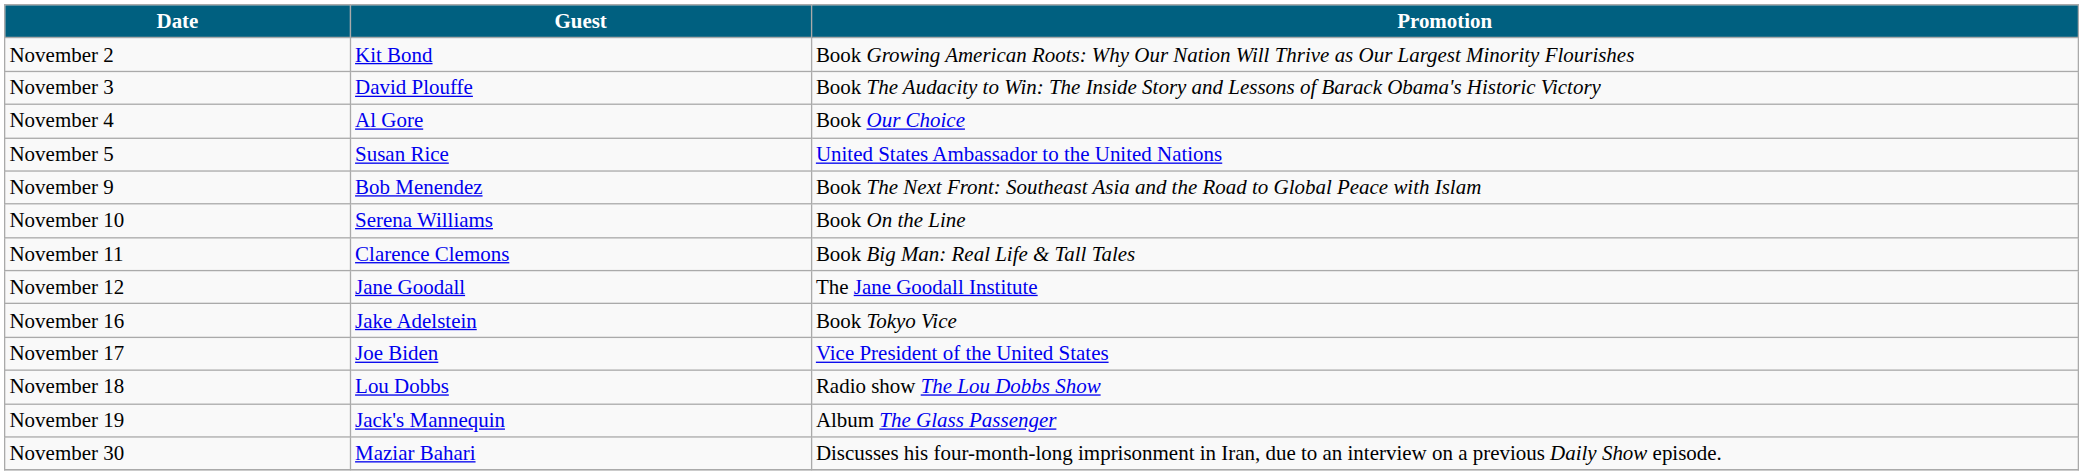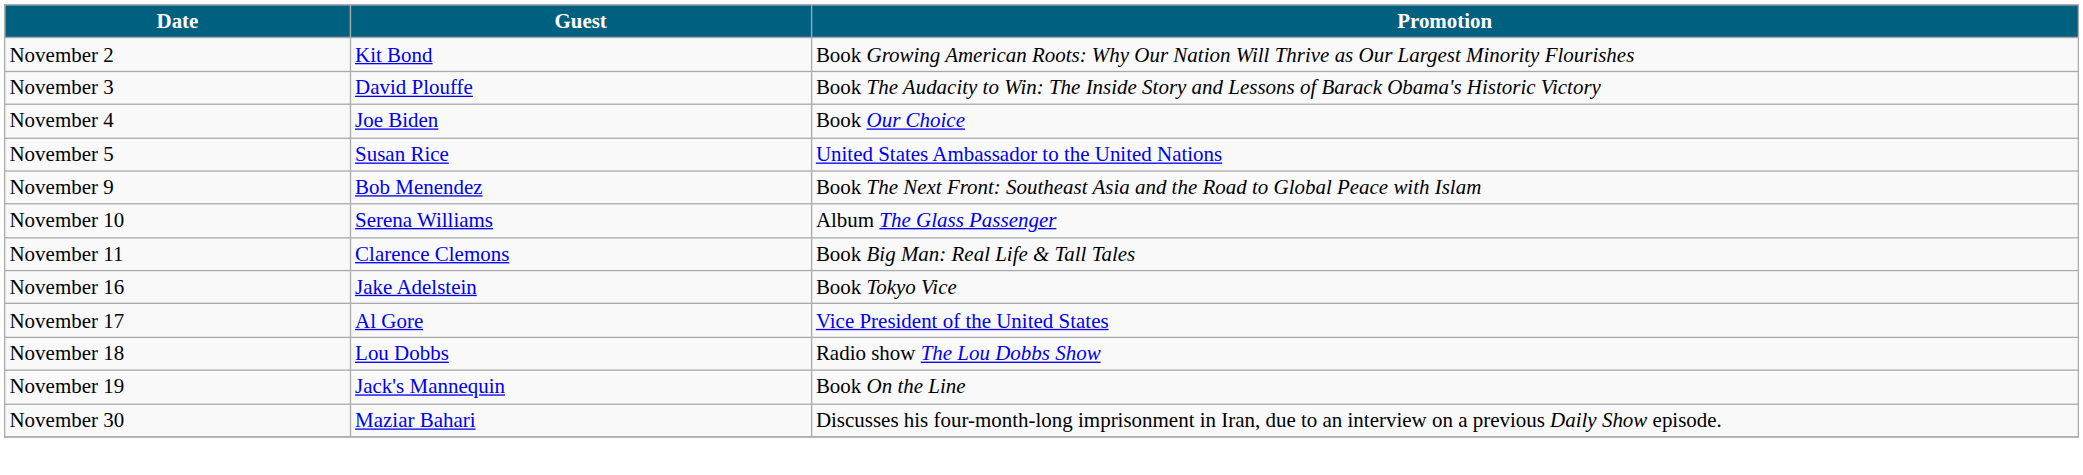(389, 120) Al Gore -> (397, 120) Joe Biden
(891, 220) Book On the Line -> (936, 220) Album The Glass Passenger
- row: (67, 287)
(397, 353) Joe Biden -> (389, 320) Al Gore
(936, 420) Album The Glass Passenger -> (891, 386) Book On the Line
